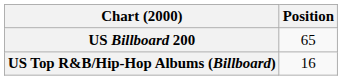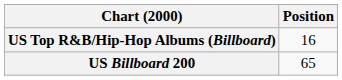rows swapped: (142, 39) <-> (142, 63)
